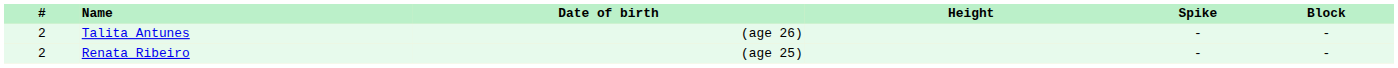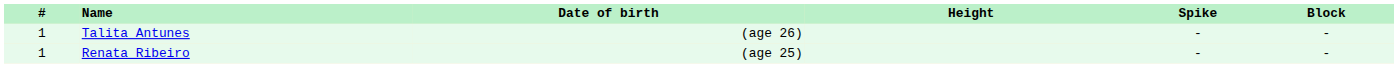(42, 34) 2 -> (42, 34) 1
(42, 53) 2 -> (42, 53) 1
